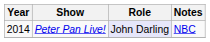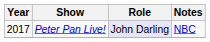(18, 29) 2014 -> (18, 29) 2017
